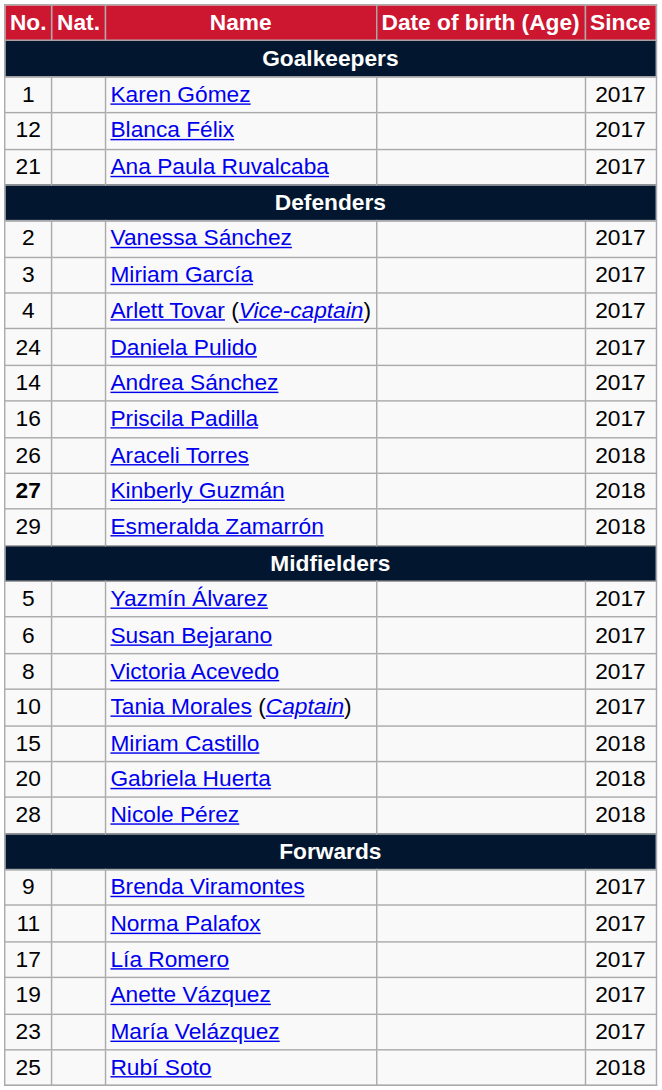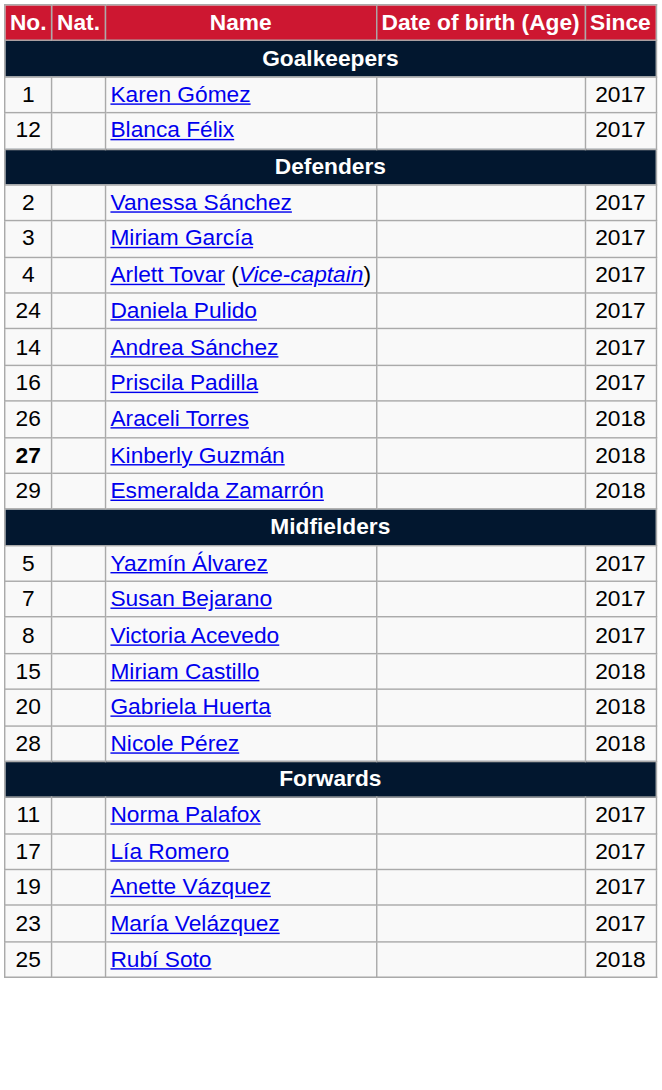- row: (220, 166)
(28, 635) 6 -> (28, 599) 7
- row: (231, 707)
- row: (207, 887)
